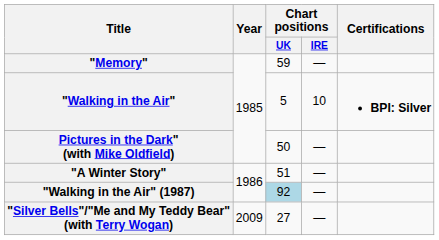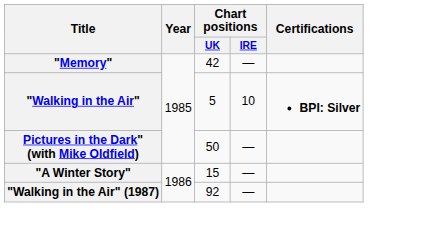(283, 63) 59 -> (212, 63) 42
(283, 172) 51 -> (212, 172) 15
(283, 192) lightblue background -> (212, 192) no background
- row: (119, 218)
